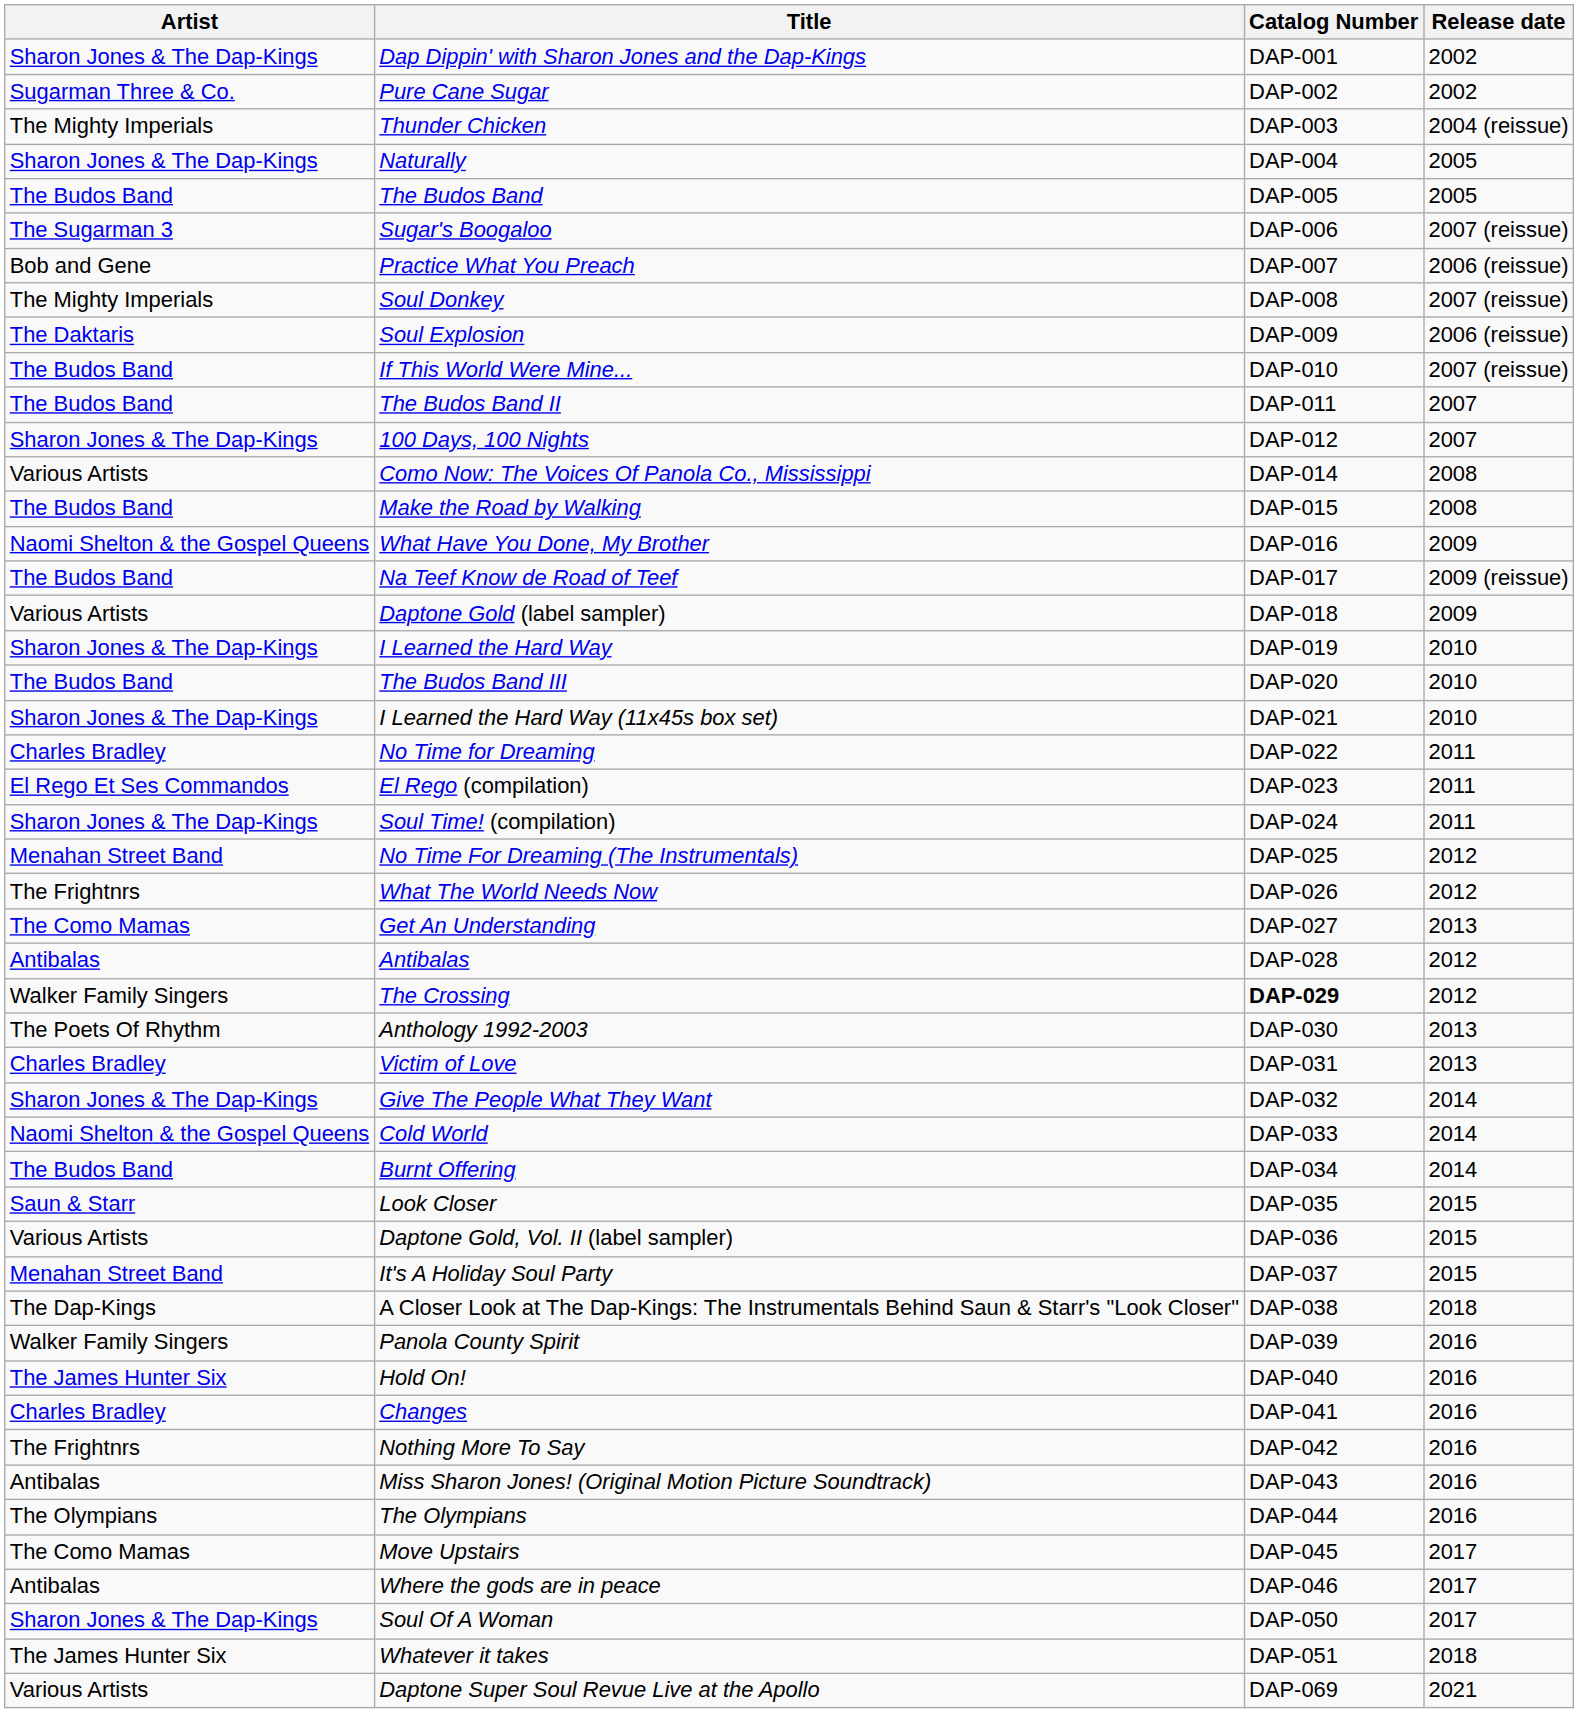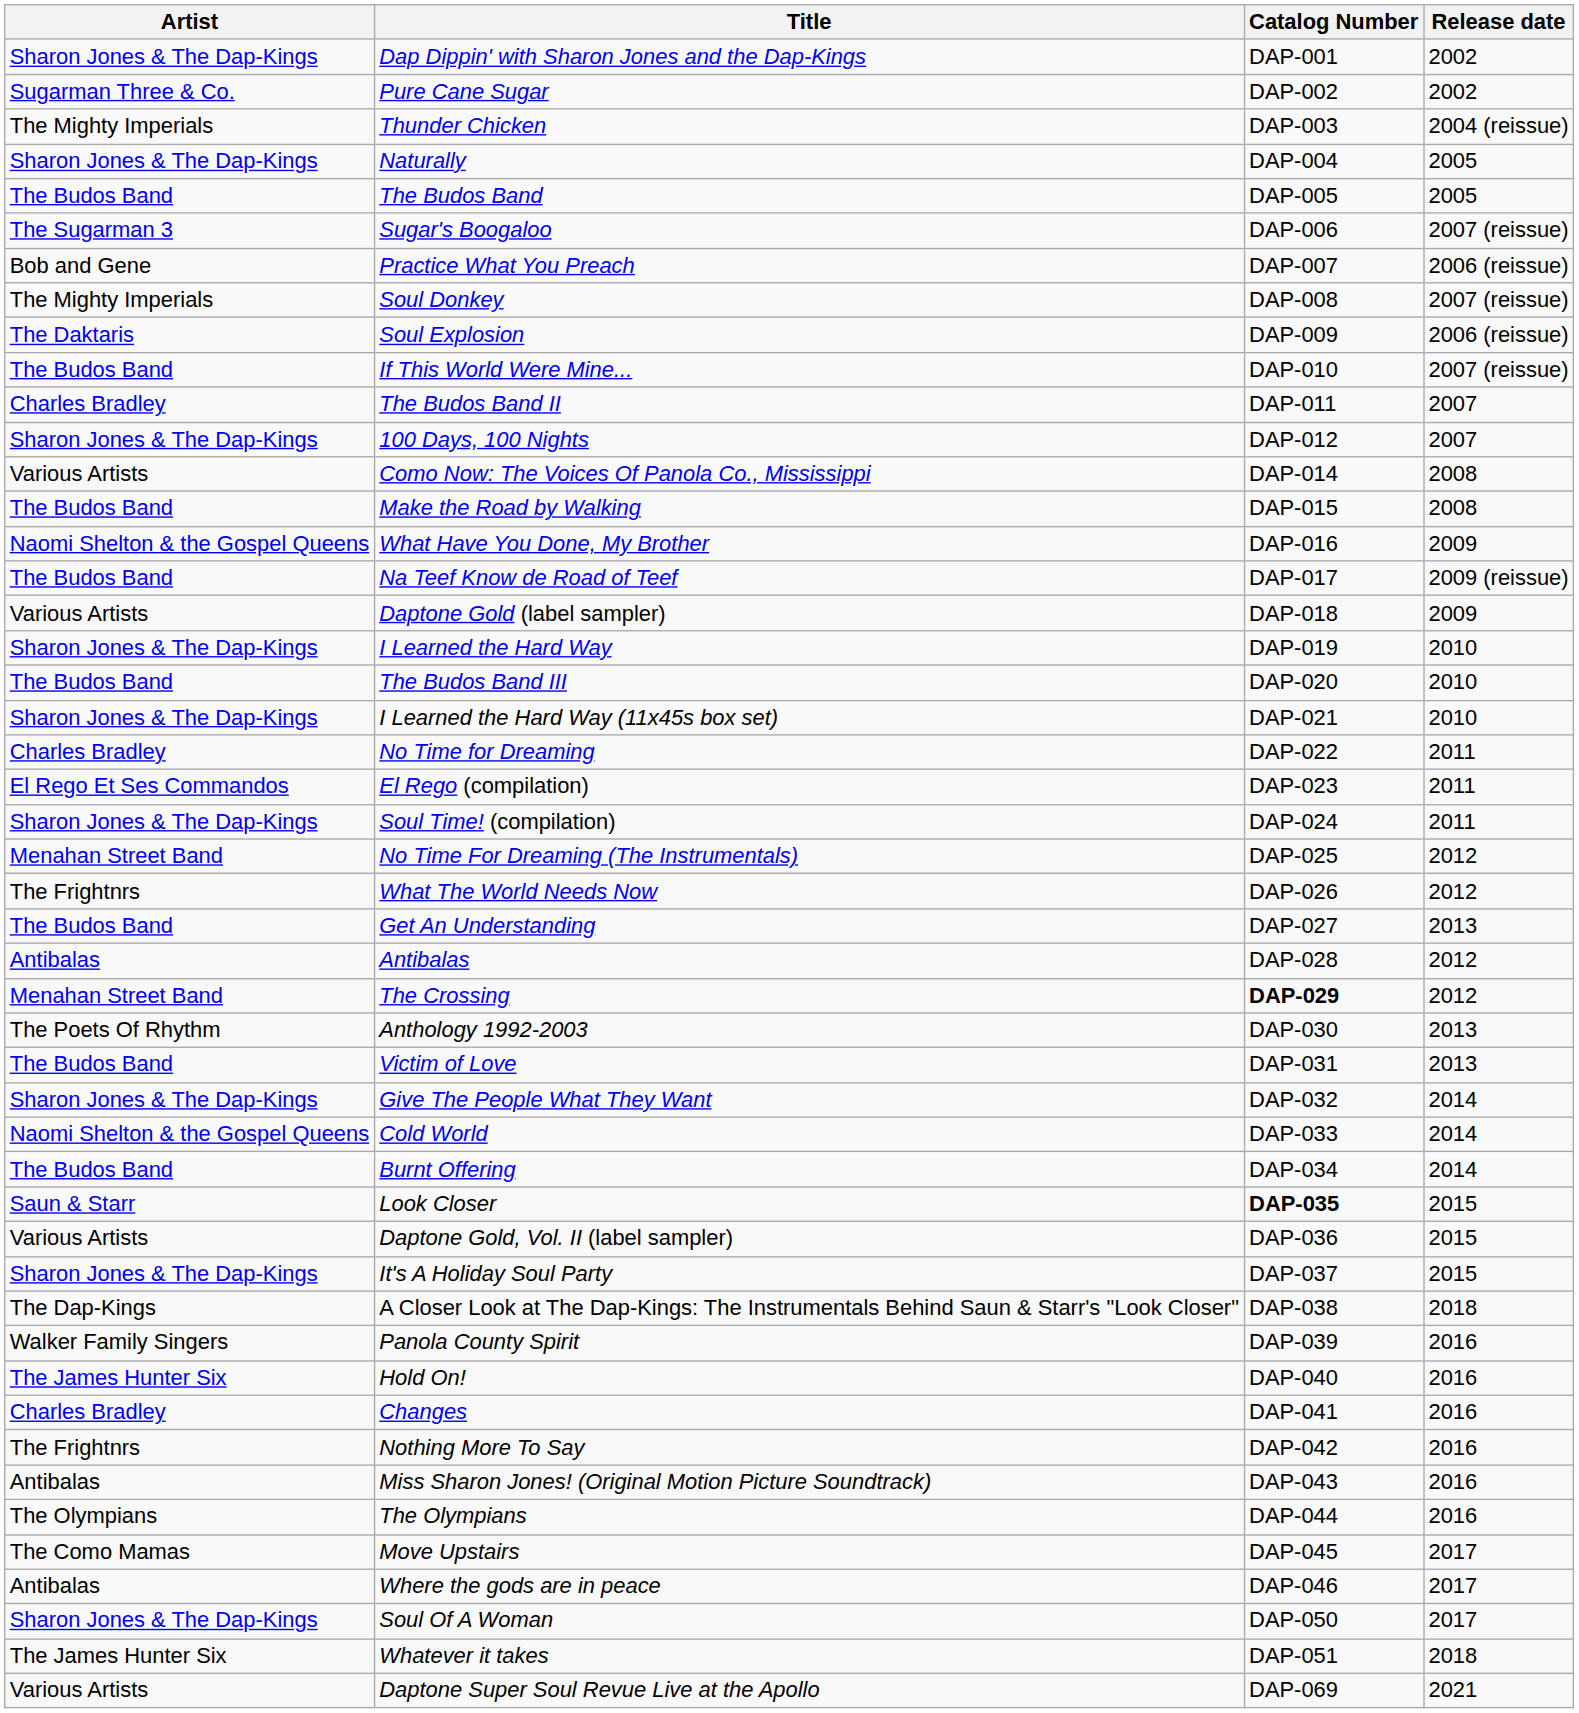(91, 404) The Budos Band -> (88, 404) Charles Bradley
(100, 925) The Como Mamas -> (91, 925) The Budos Band
(119, 995) Walker Family Singers -> (116, 995) Menahan Street Band
(88, 1064) Charles Bradley -> (91, 1064) The Budos Band
(1294, 1203) normal -> (1294, 1203) bold
(116, 1273) Menahan Street Band -> (164, 1273) Sharon Jones & The Dap-Kings
